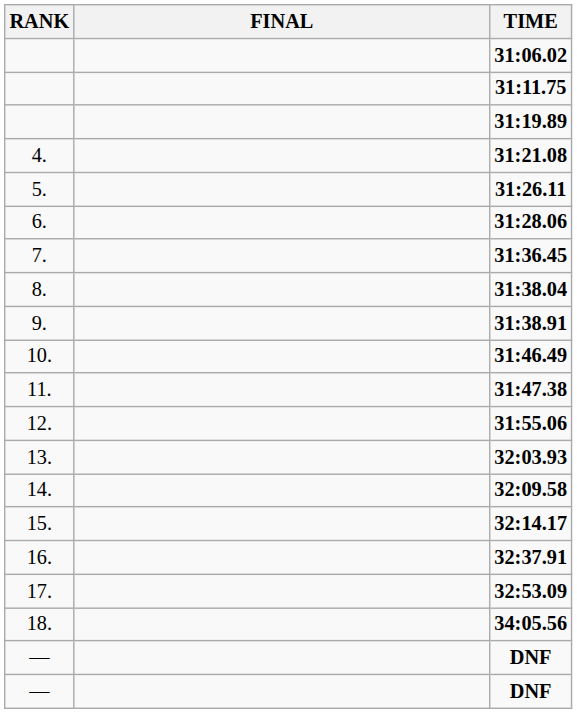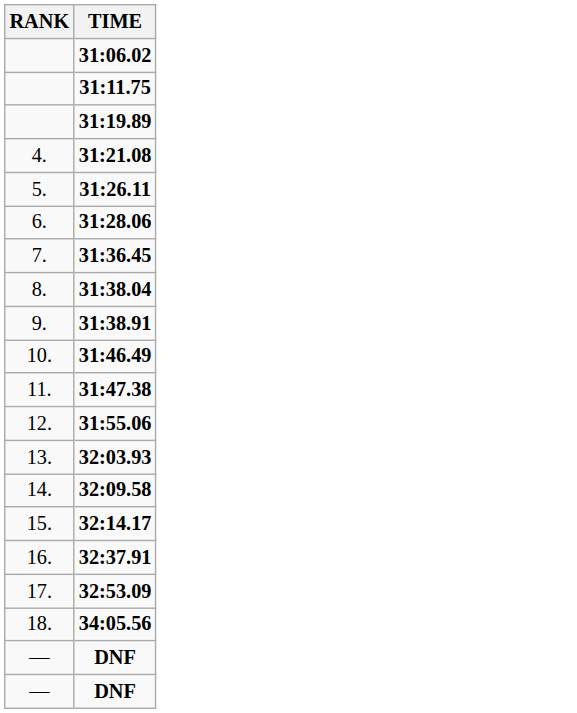- column: (282, 21)
